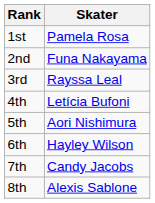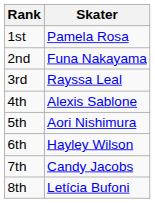(88, 101) Letícia Bufoni -> (92, 101) Alexis Sablone
(92, 187) Alexis Sablone -> (88, 187) Letícia Bufoni
